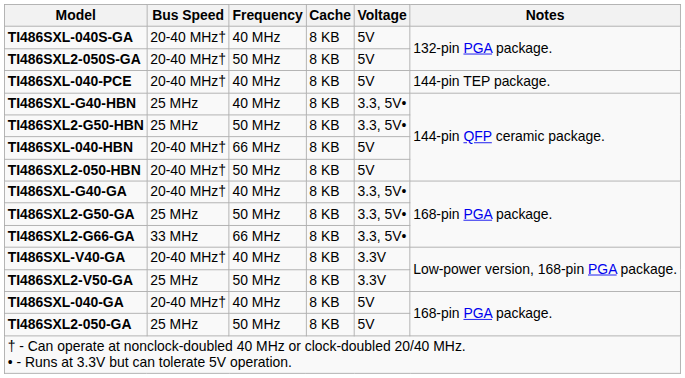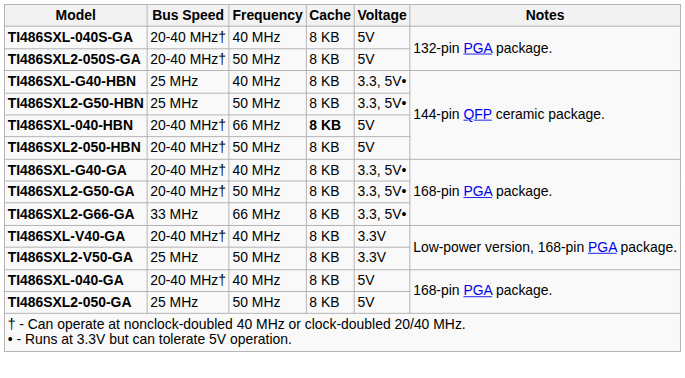- row: (70, 81)
(324, 147) normal -> (325, 125) bold
(174, 214) 25 MHz -> (188, 192) 20-40 MHz†
